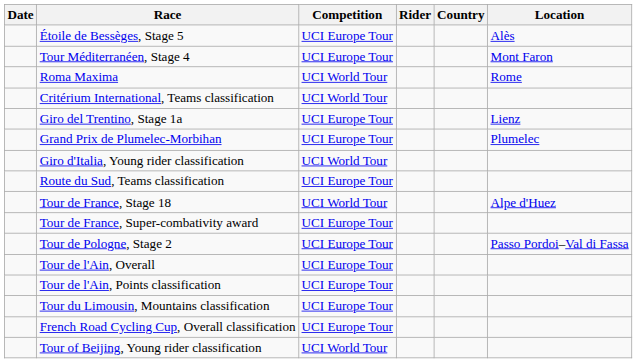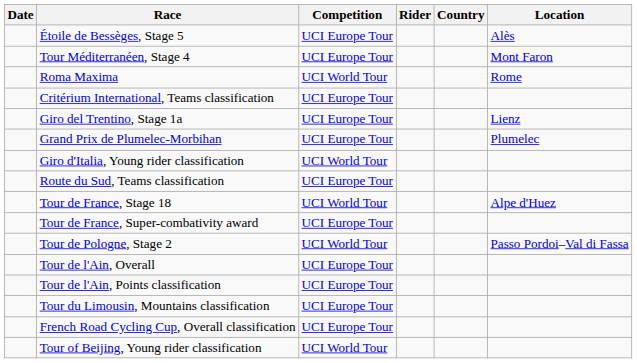(344, 98) UCI World Tour -> (347, 98) UCI Europe Tour
(347, 243) UCI Europe Tour -> (344, 243) UCI World Tour
